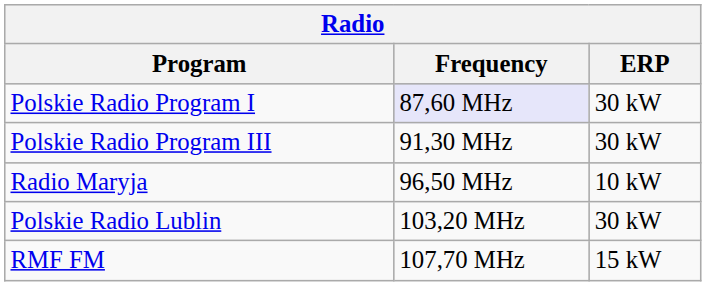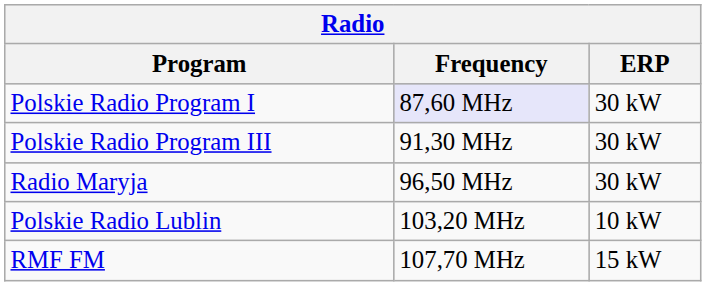(628, 181) 10 kW -> (628, 181) 30 kW
(628, 220) 30 kW -> (628, 220) 10 kW
